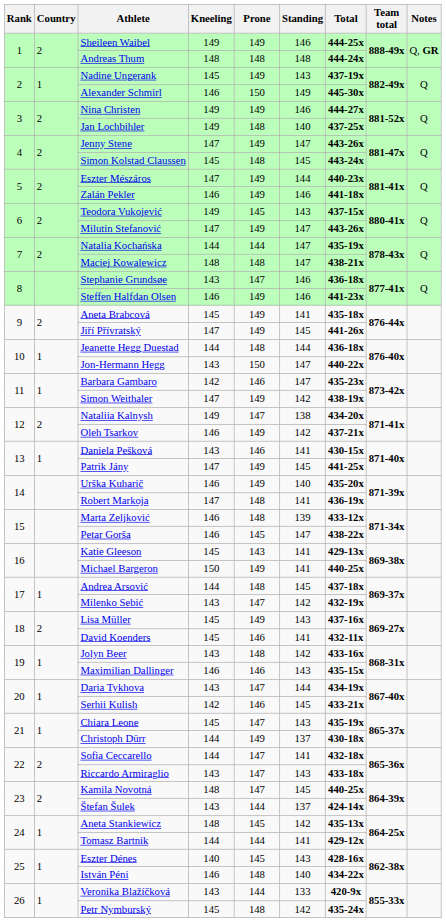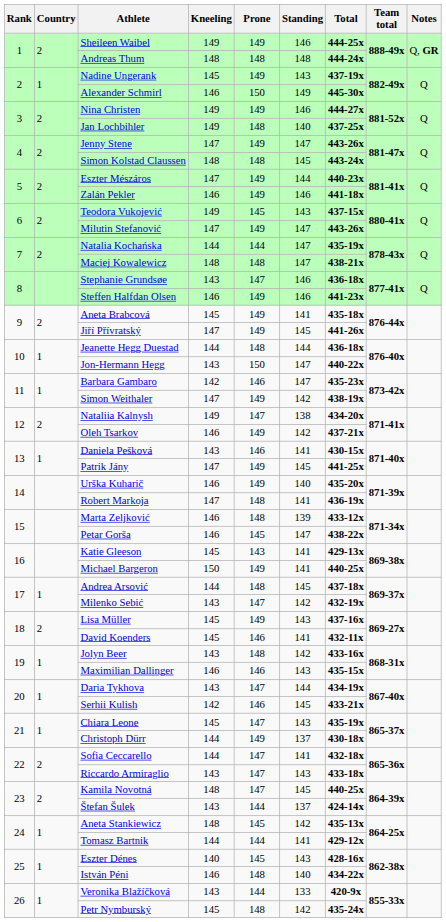(211, 161) 145 -> (211, 161) 148
